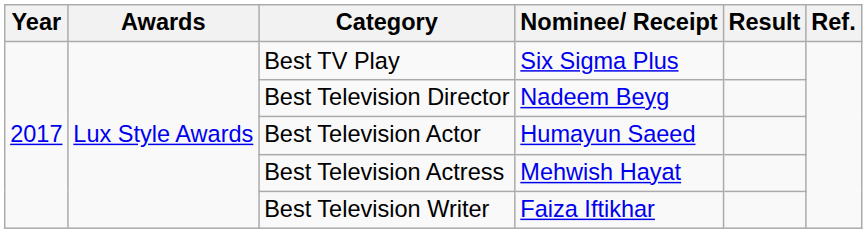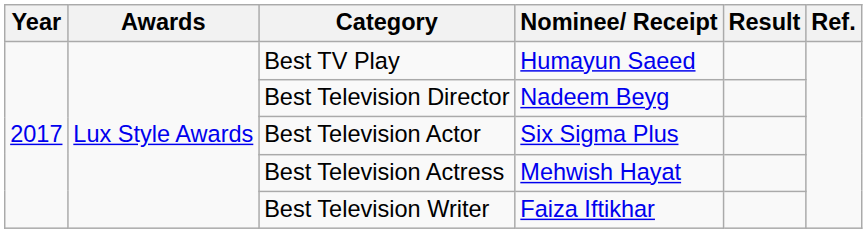(599, 60) Six Sigma Plus -> (608, 60) Humayun Saeed
(608, 135) Humayun Saeed -> (599, 135) Six Sigma Plus
